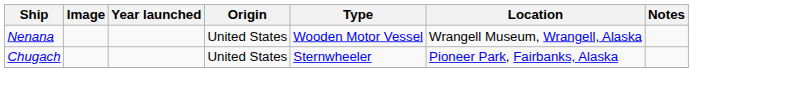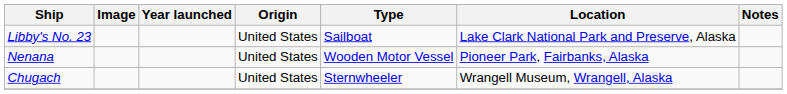+ row: (49, 36)
(535, 36) Wrangell Museum, Wrangell, Alaska -> (554, 57) Pioneer Park, Fairbanks, Alaska
(524, 57) Pioneer Park, Fairbanks, Alaska -> (566, 78) Wrangell Museum, Wrangell, Alaska
